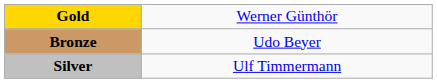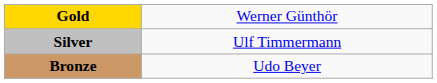rows swapped: (73, 66) <-> (73, 41)
